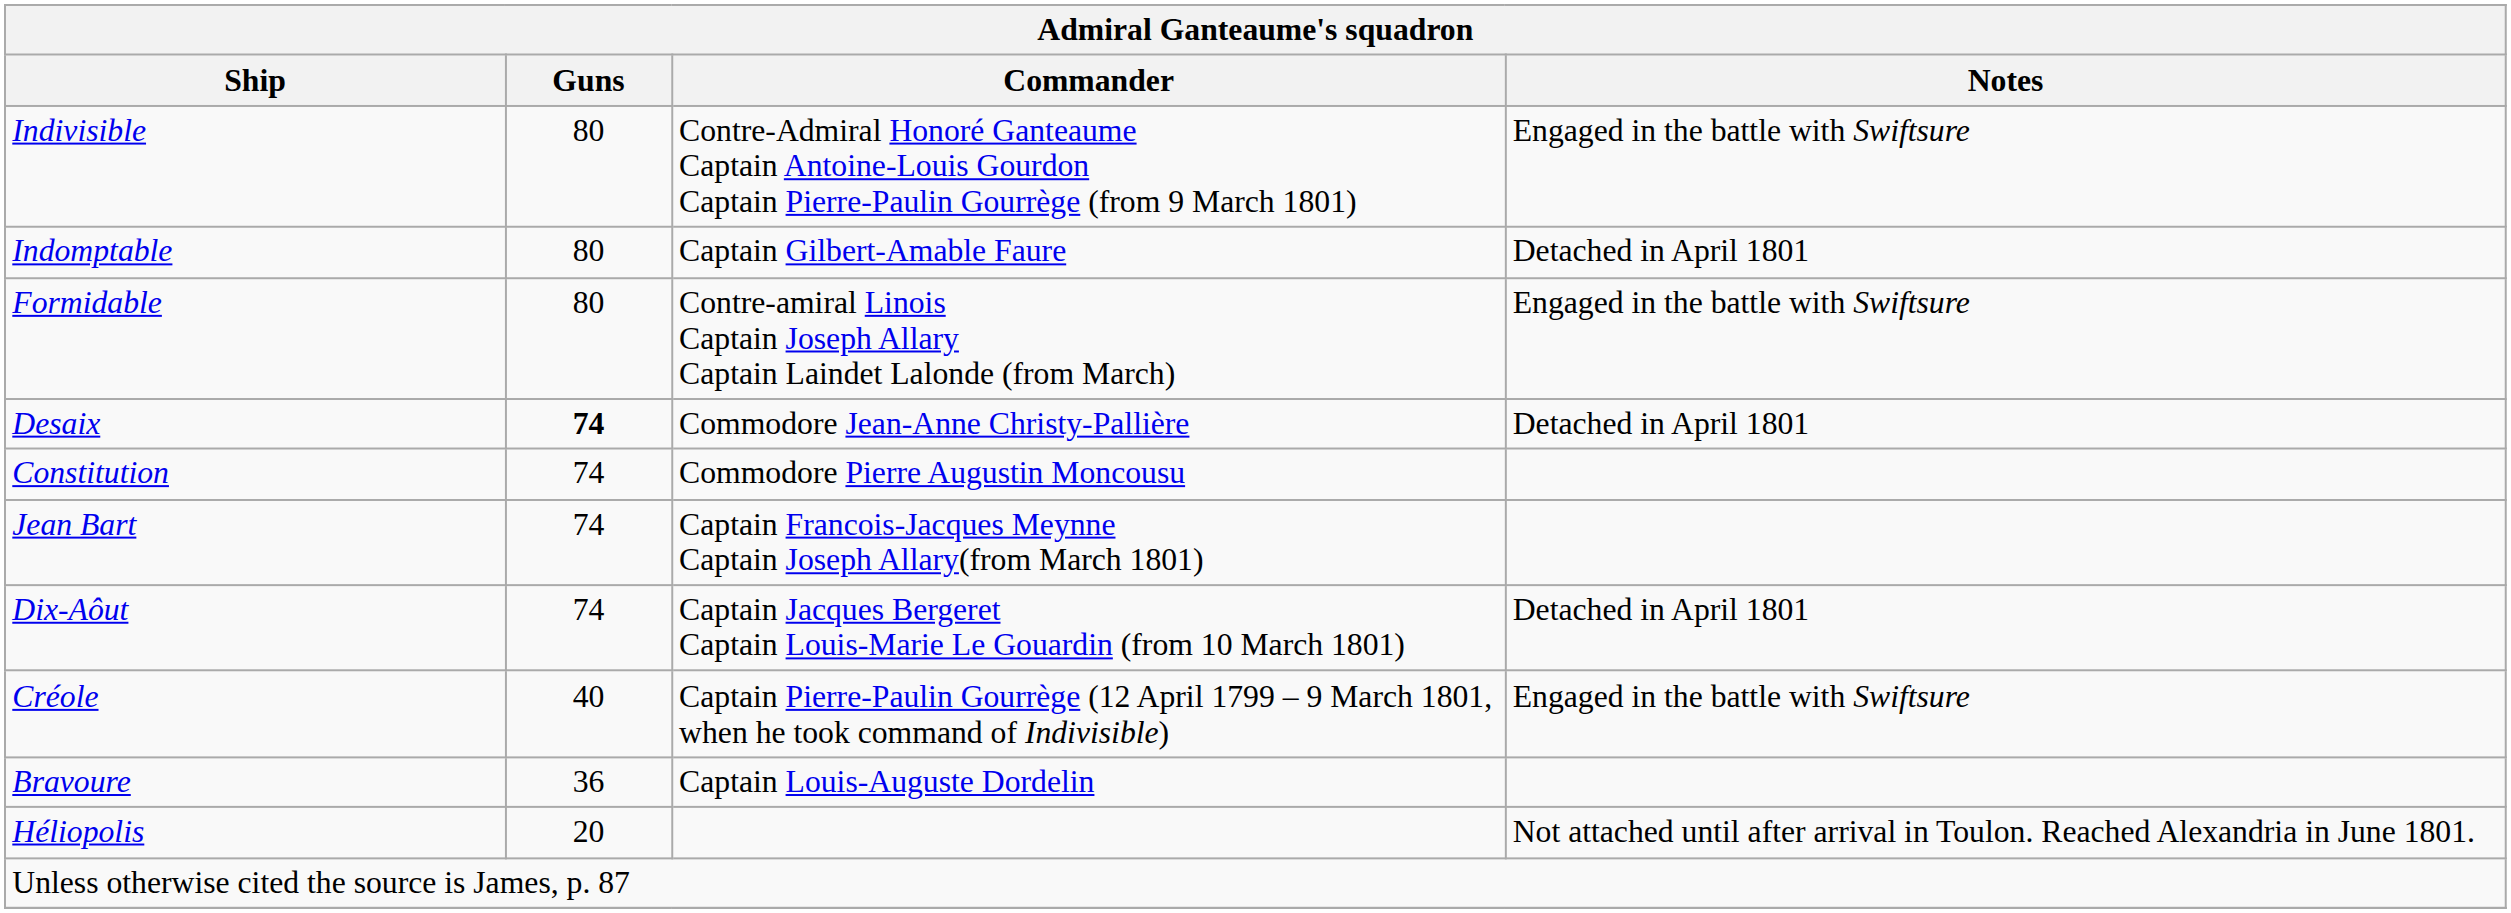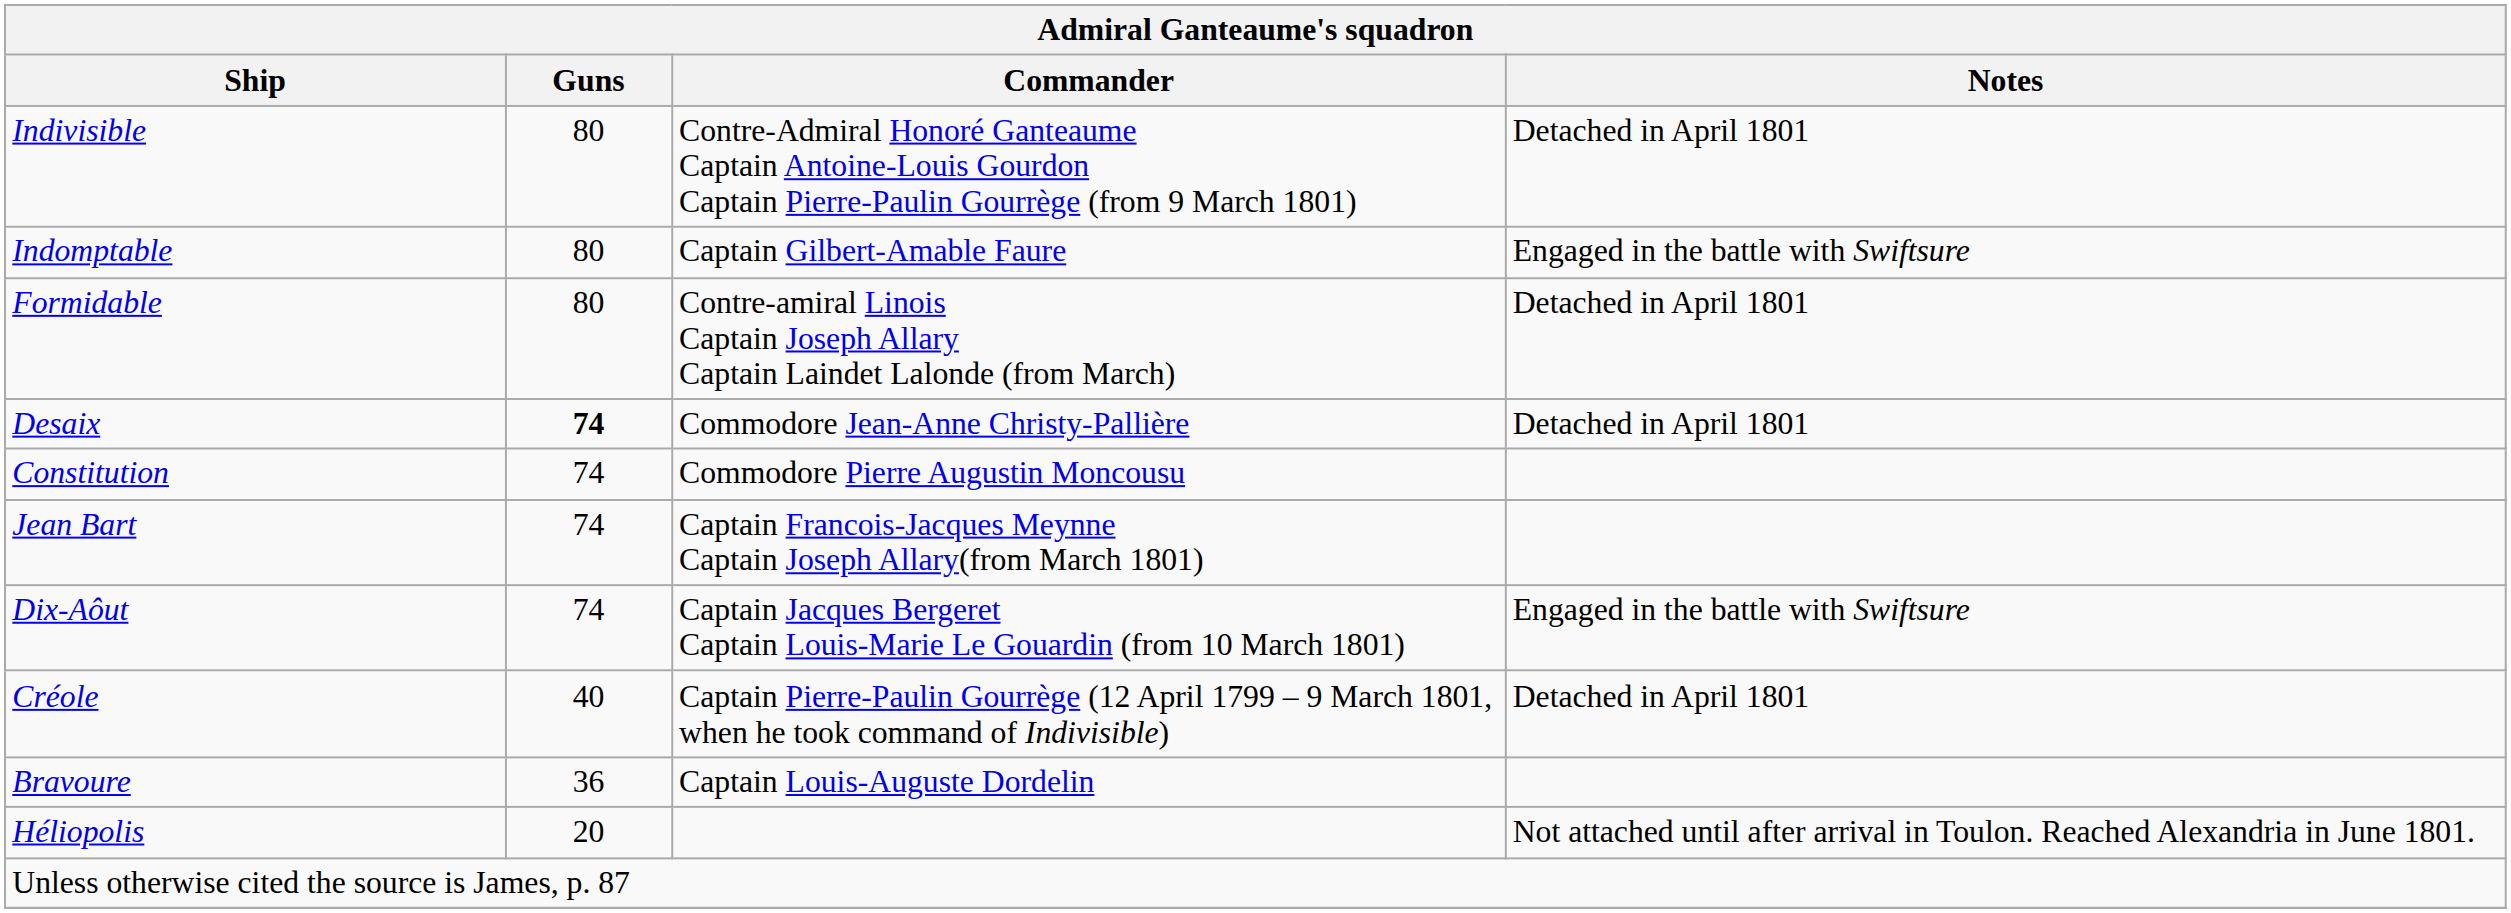(1741, 130) Engaged in the battle with Swiftsure -> (1661, 130) Detached in April 1801
(1661, 251) Detached in April 1801 -> (1741, 251) Engaged in the battle with Swiftsure
(1741, 301) Engaged in the battle with Swiftsure -> (1661, 301) Detached in April 1801
(1661, 609) Detached in April 1801 -> (1741, 609) Engaged in the battle with Swiftsure
(1741, 695) Engaged in the battle with Swiftsure -> (1661, 695) Detached in April 1801
